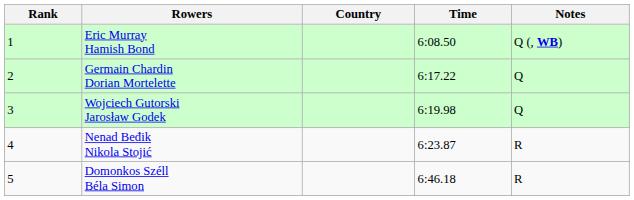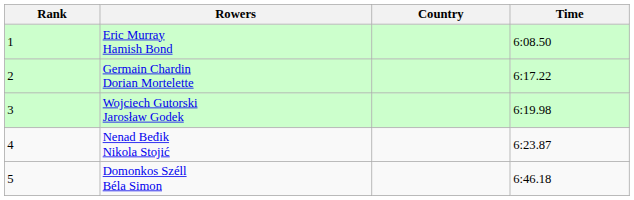- column: (570, 14)
